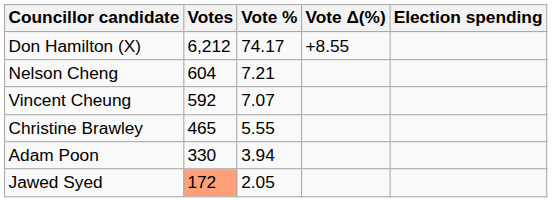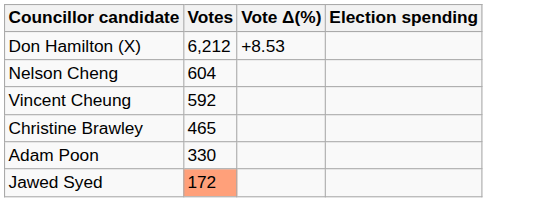- column: (269, 18)
(327, 45) +8.55 -> (263, 45) +8.53
